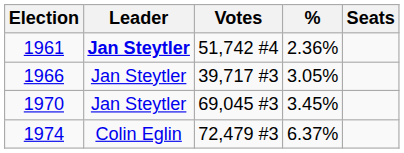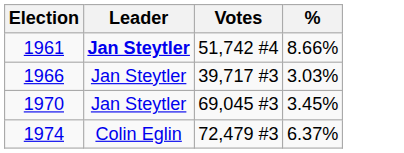- column: (371, 18)
(313, 47) 2.36% -> (313, 47) 8.66%
(313, 76) 3.05% -> (313, 76) 3.03%
